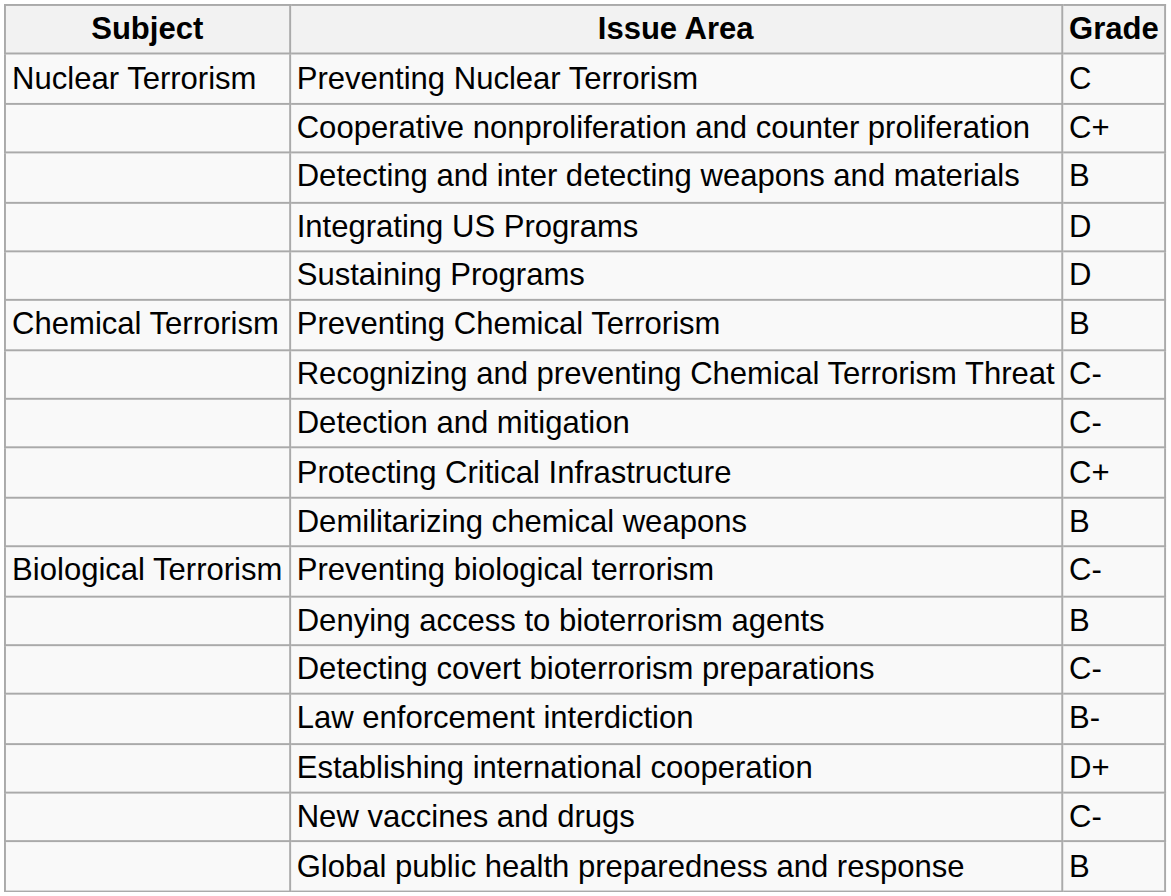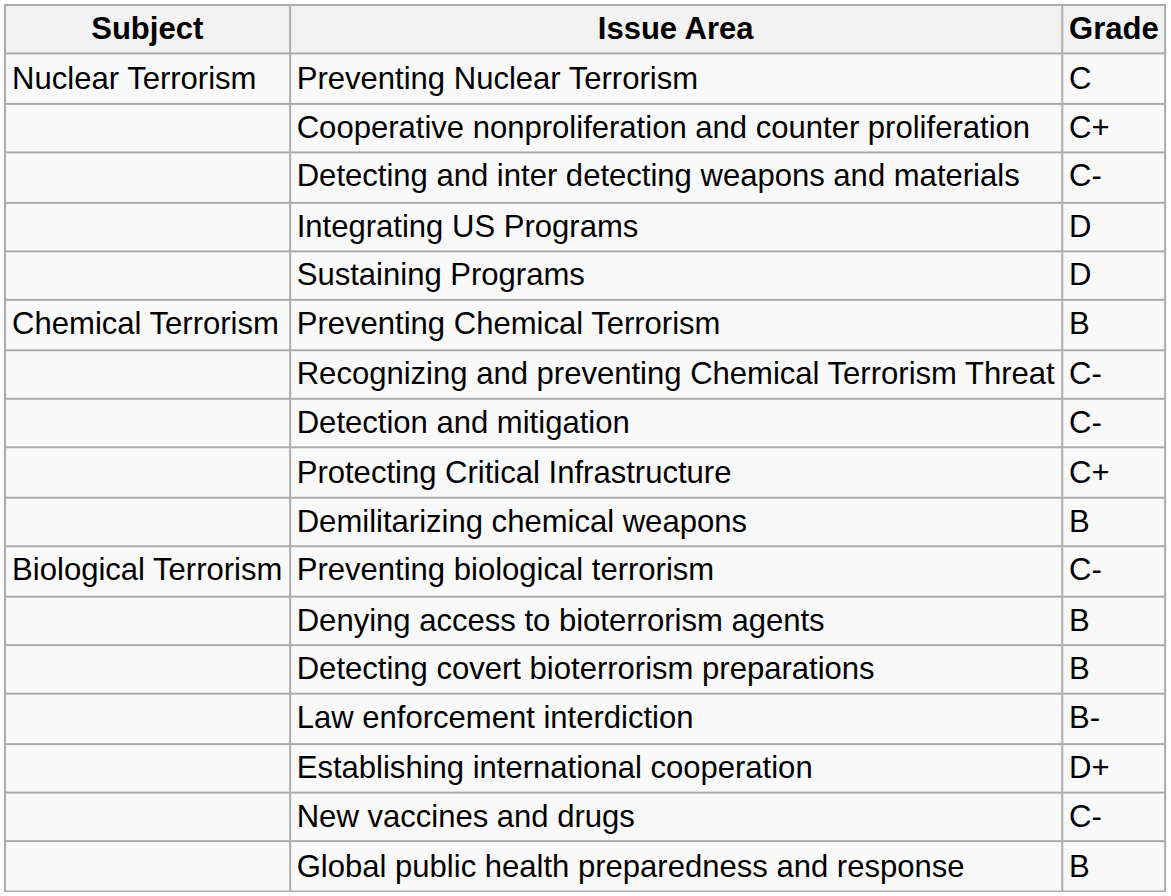(1079, 176) B -> (1085, 176) C-
(1085, 669) C- -> (1079, 669) B
